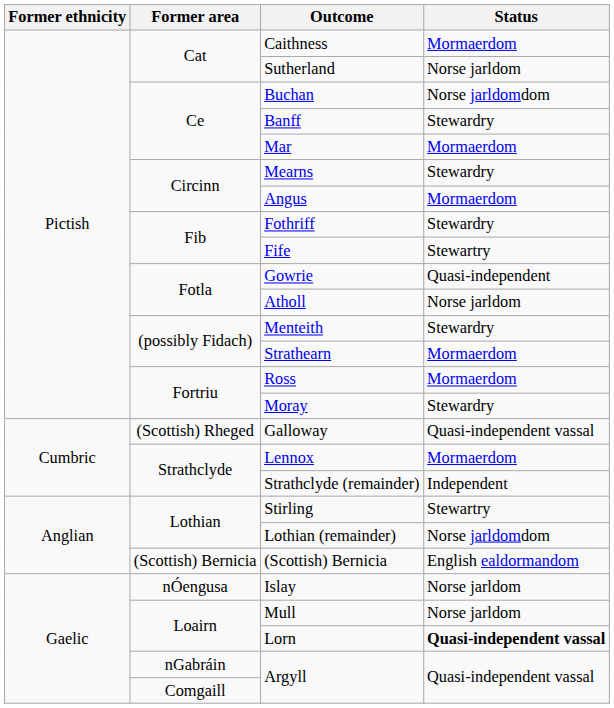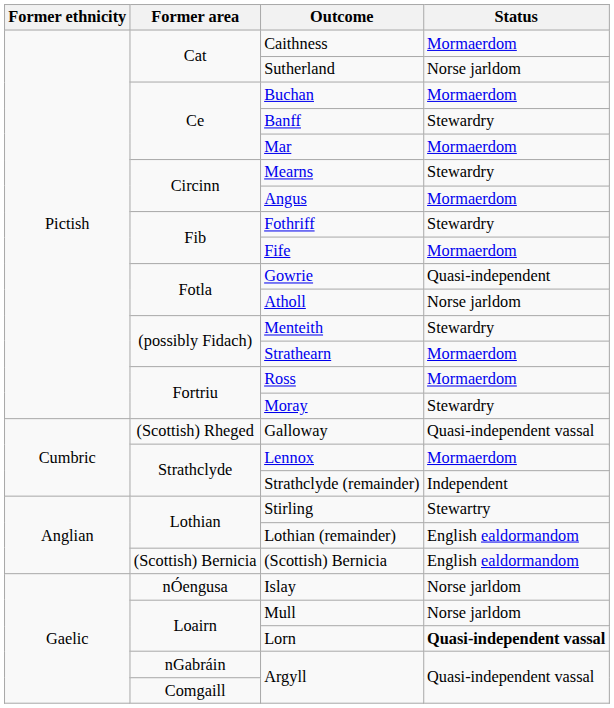(488, 95) Norse jarldomdom -> (472, 95) Mormaerdom
(459, 250) Stewartry -> (472, 250) Mormaerdom
(488, 535) Norse jarldomdom -> (503, 535) English ealdormandom
